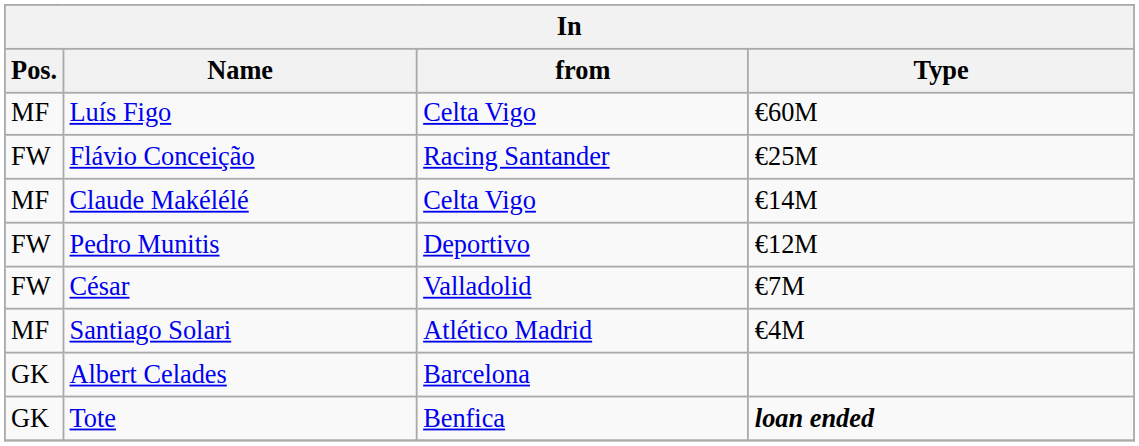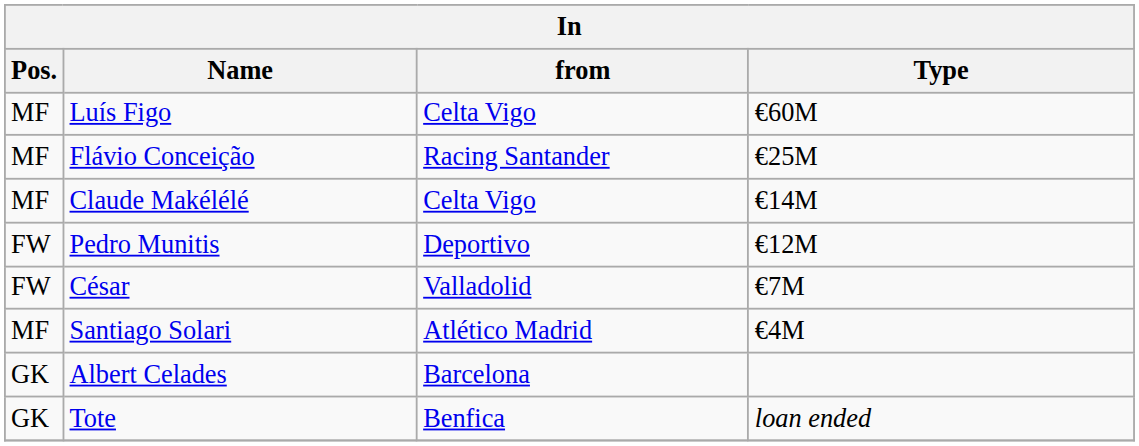(31, 157) FW -> (30, 157) MF
(814, 417) bold -> (813, 417) normal
